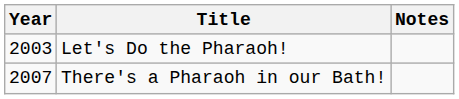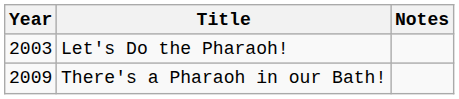(31, 78) 2007 -> (31, 78) 2009
